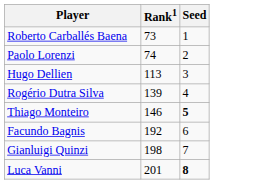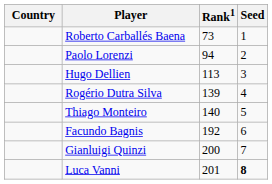+ column: (33, 15)
(150, 55) 74 -> (208, 55) 94
(153, 112) 146 -> (211, 112) 140
(185, 112) bold -> (244, 112) normal
(153, 150) 198 -> (211, 150) 200
